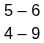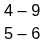rows swapped: (22, 11) <-> (22, 33)
